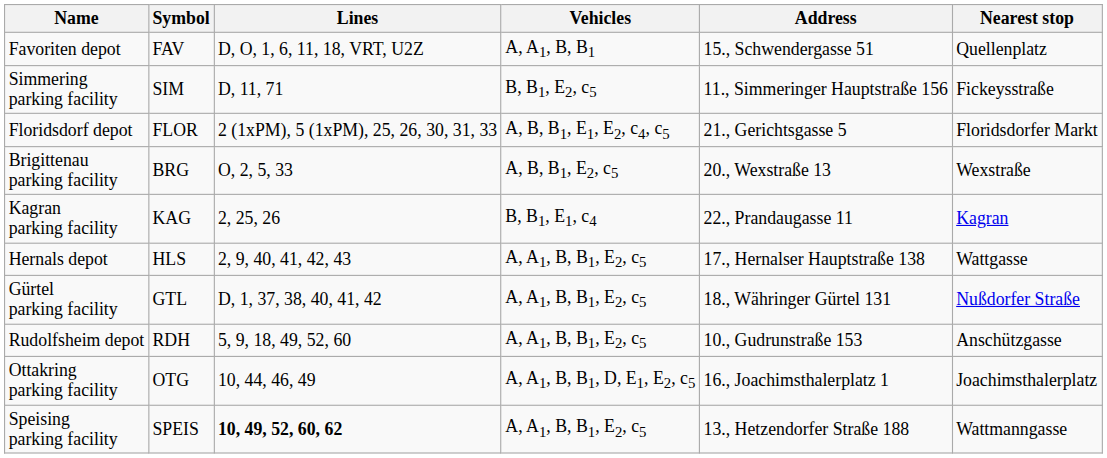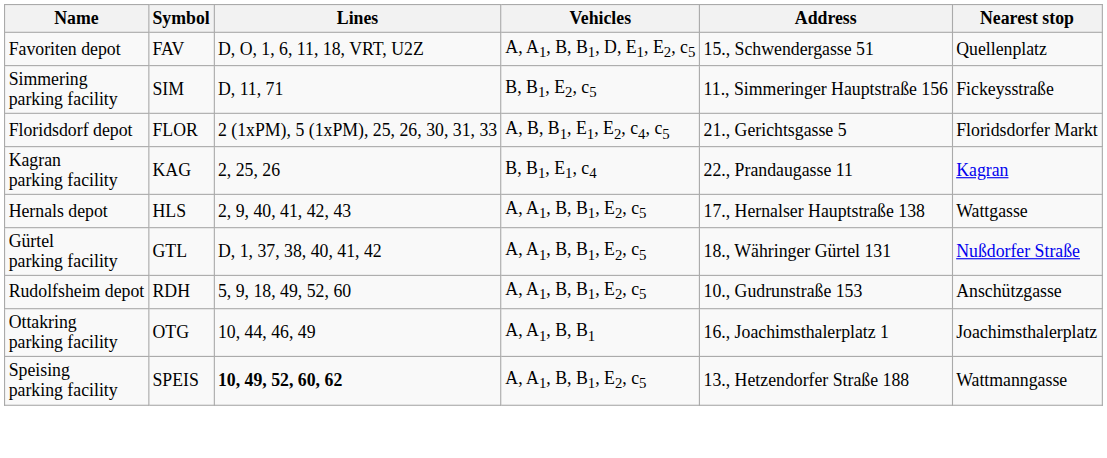(550, 49) A, A1, B, B1 -> (600, 49) A, A1, B, B1, D, E1, E2, c5
- row: (63, 170)
(600, 380) A, A1, B, B1, D, E1, E2, c5 -> (550, 332) A, A1, B, B1
